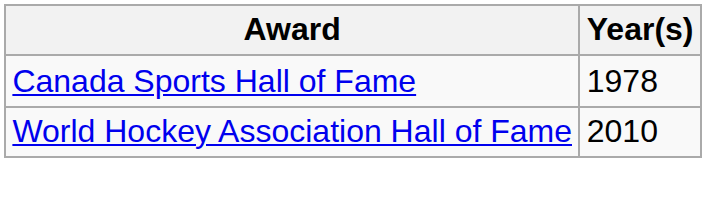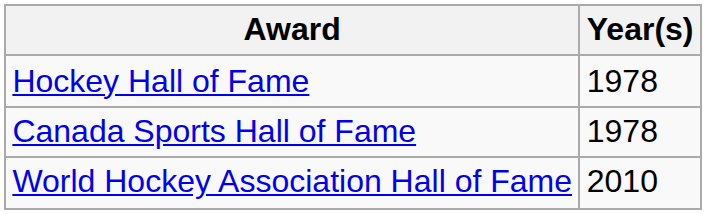+ row: (161, 80)
